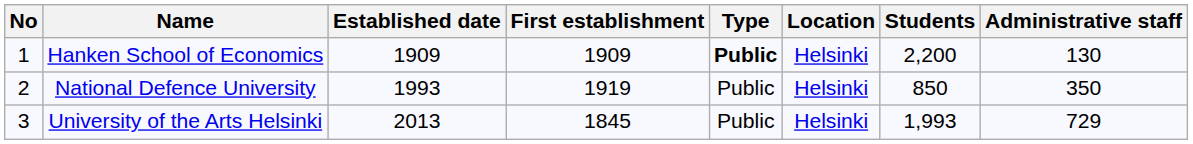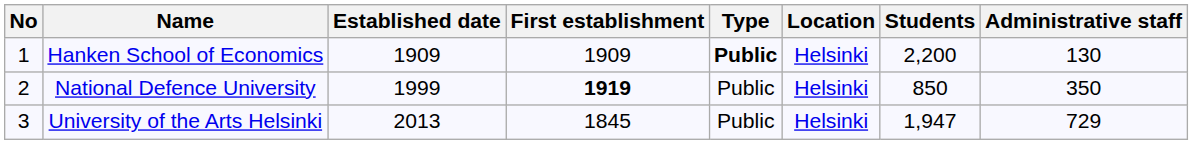(417, 88) 1993 -> (417, 88) 1999
(607, 88) normal -> (607, 88) bold
(930, 121) 1,993 -> (930, 121) 1,947
